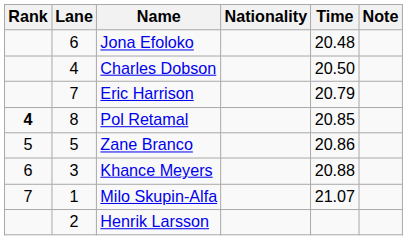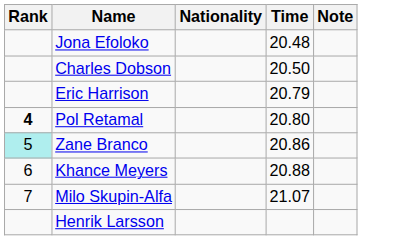- column: (74, 17)
(335, 119) 20.85 -> (290, 119) 20.80
(28, 145) no background -> (28, 145) paleturquoise background
